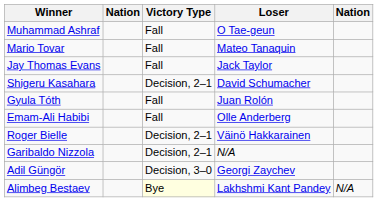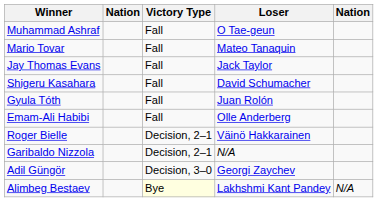(179, 83) Decision, 2–1 -> (154, 83) Fall
